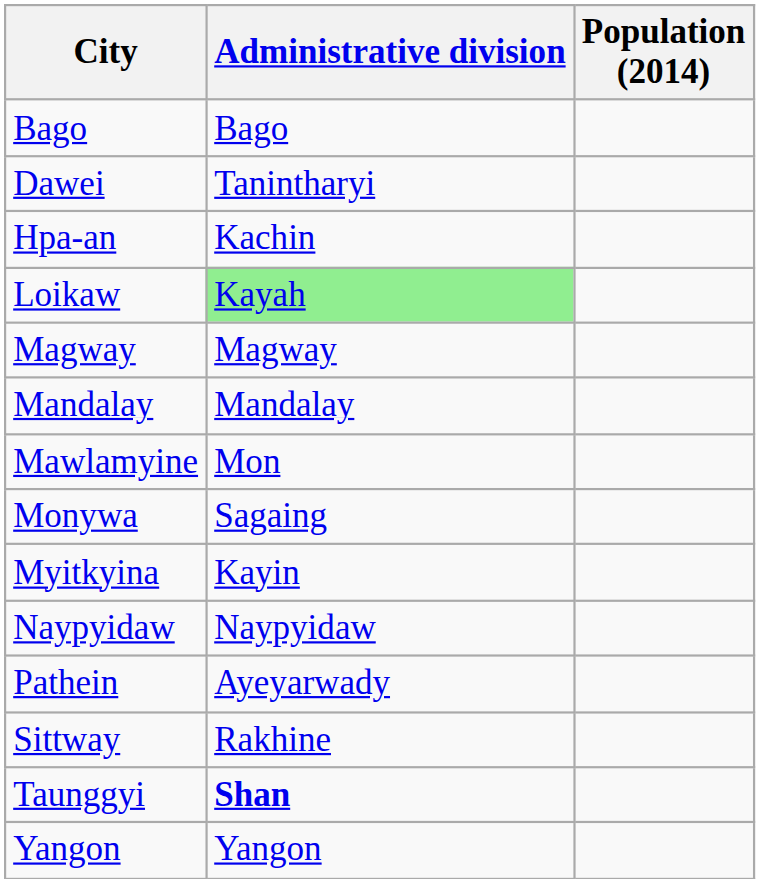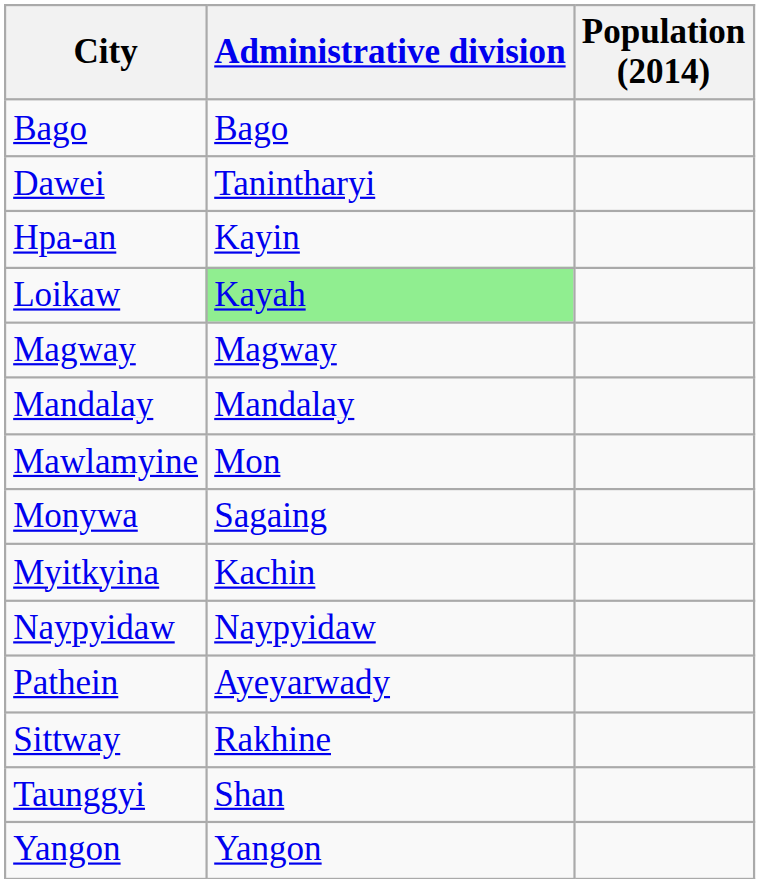(265, 238) Kachin -> (257, 238) Kayin
(257, 571) Kayin -> (265, 571) Kachin
(252, 794) bold -> (249, 794) normal
